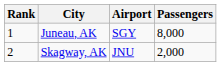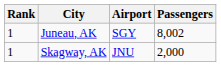(170, 33) 8,000 -> (170, 33) 8,002
(10, 52) 2 -> (10, 52) 1
